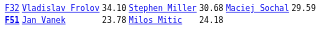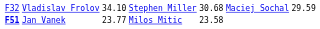(114, 20) 23.78 -> (114, 20) 23.77
(211, 20) 24.18 -> (211, 20) 23.58
